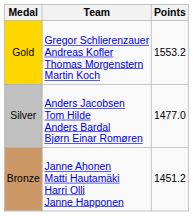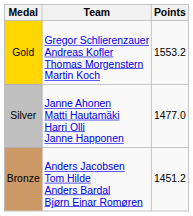(94, 121) Anders Jacobsen Tom Hilde Anders Bardal Bjørn Einar Romøren -> (84, 121) Janne Ahonen Matti Hautamäki Harri Olli Janne Happonen
(84, 185) Janne Ahonen Matti Hautamäki Harri Olli Janne Happonen -> (94, 185) Anders Jacobsen Tom Hilde Anders Bardal Bjørn Einar Romøren
